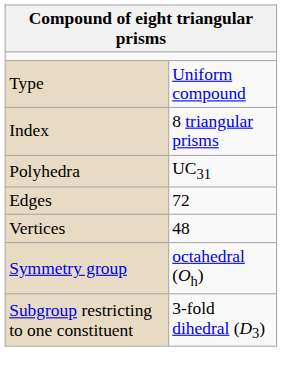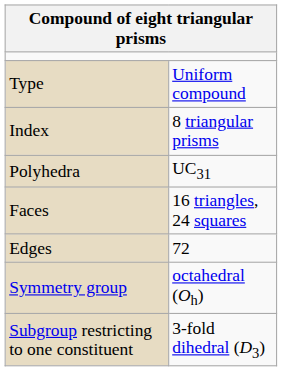+ row: (29, 210)
- row: (37, 228)
